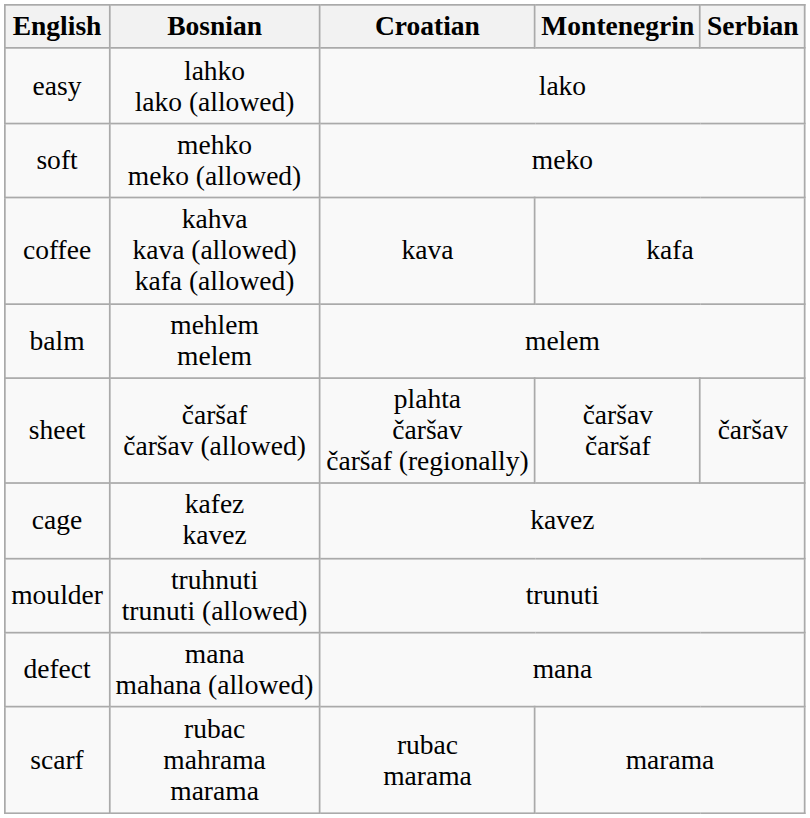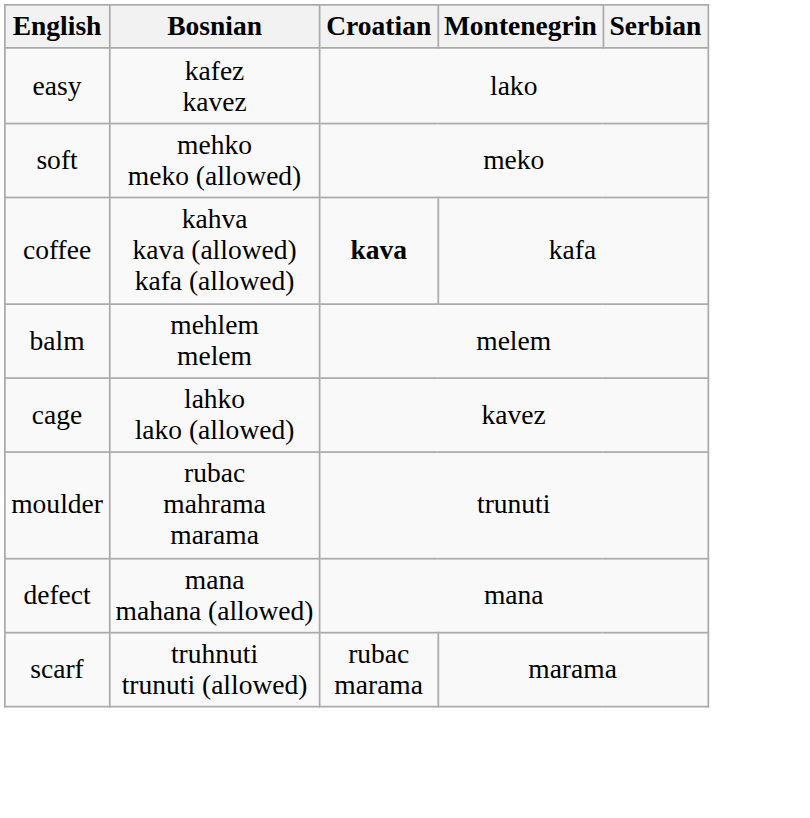(215, 85) lahko lako (allowed) -> (215, 85) kafez kavez
(427, 250) normal -> (379, 250) bold
- row: (57, 430)
(215, 520) kafez kavez -> (215, 414) lahko lako (allowed)
(215, 594) truhnuti trunuti (allowed) -> (215, 504) rubac mahrama marama
(215, 759) rubac mahrama marama -> (215, 669) truhnuti trunuti (allowed)
